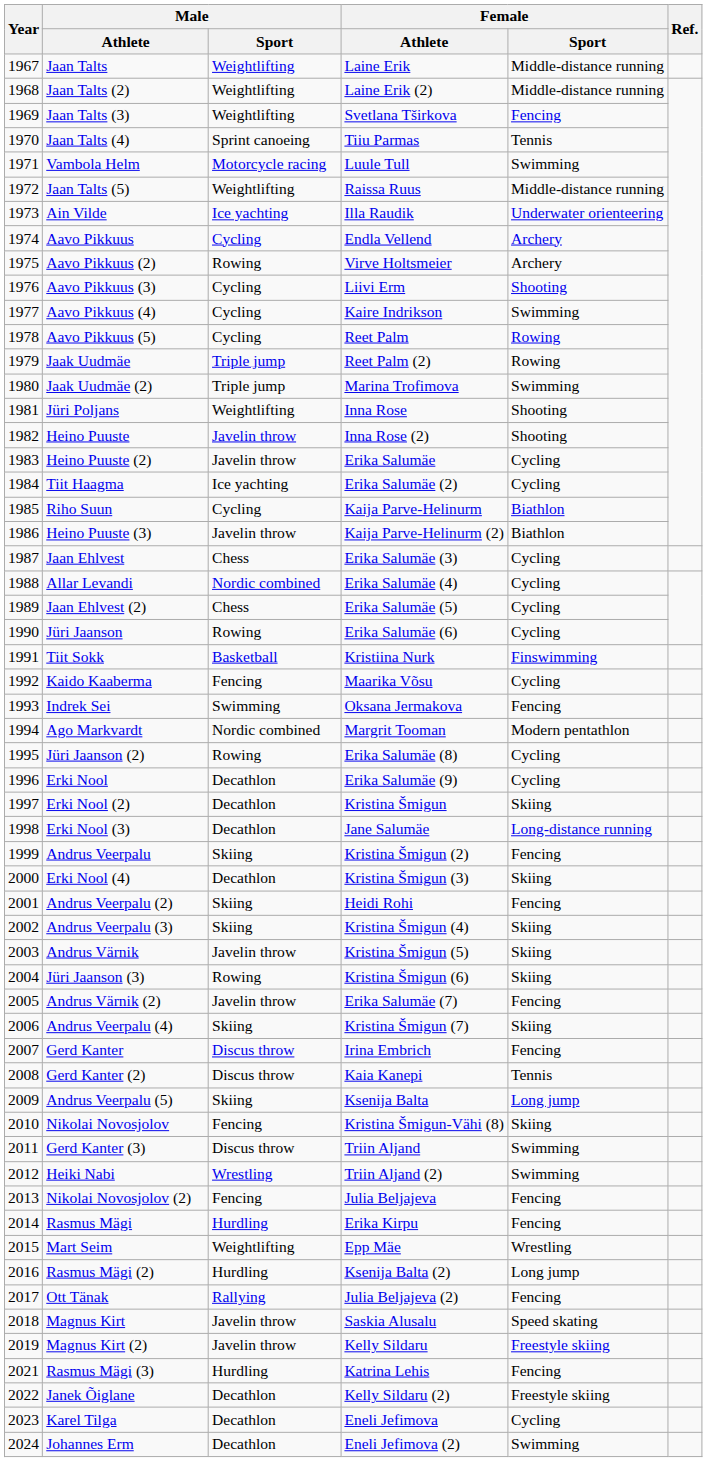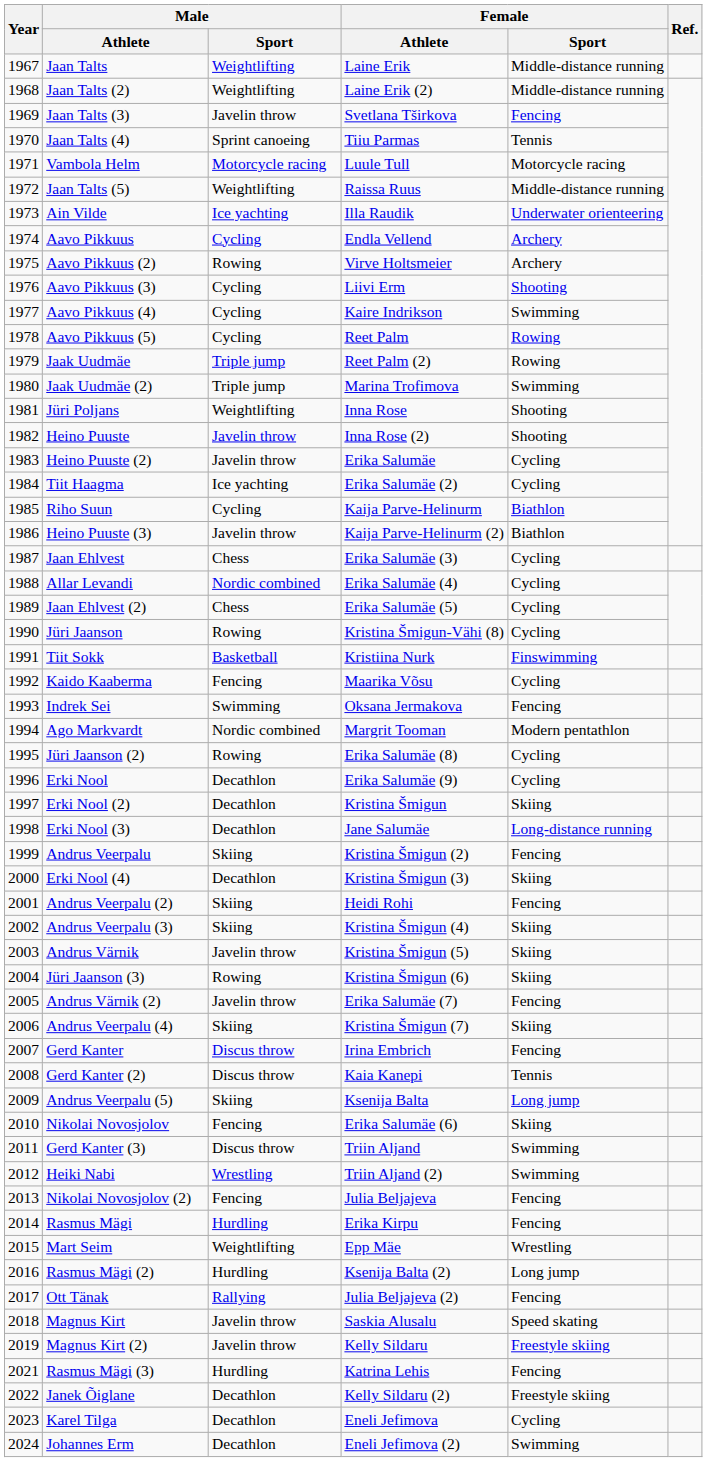(253, 115) Weightlifting -> (254, 115) Javelin throw
(545, 164) Swimming -> (568, 164) Motorcycle racing
(401, 632) Erika Salumäe (6) -> (424, 632) Kristina Šmigun-Vähi (8)
(424, 1124) Kristina Šmigun-Vähi (8) -> (401, 1124) Erika Salumäe (6)
